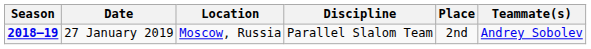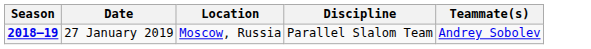- column: (457, 15)
